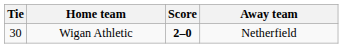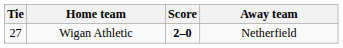(16, 33) 30 -> (16, 33) 27
